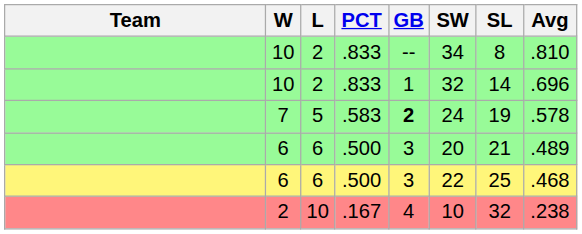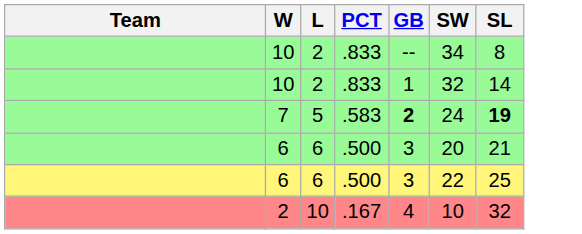- column: (550, 20)
(500, 116) normal -> (500, 116) bold
